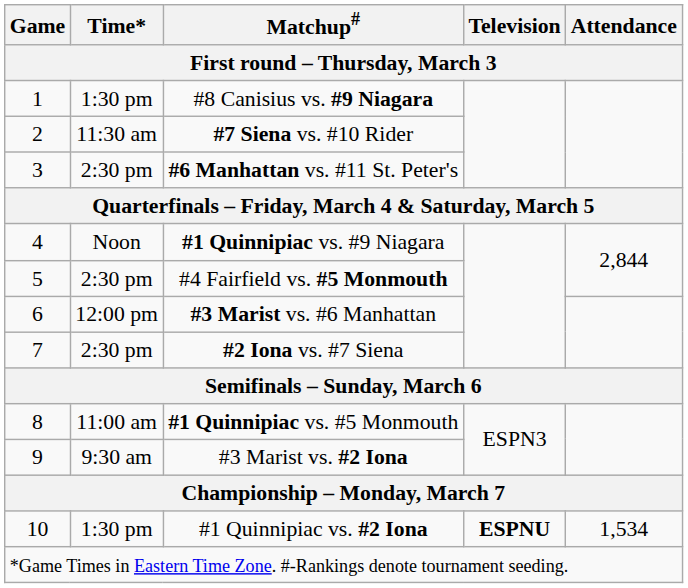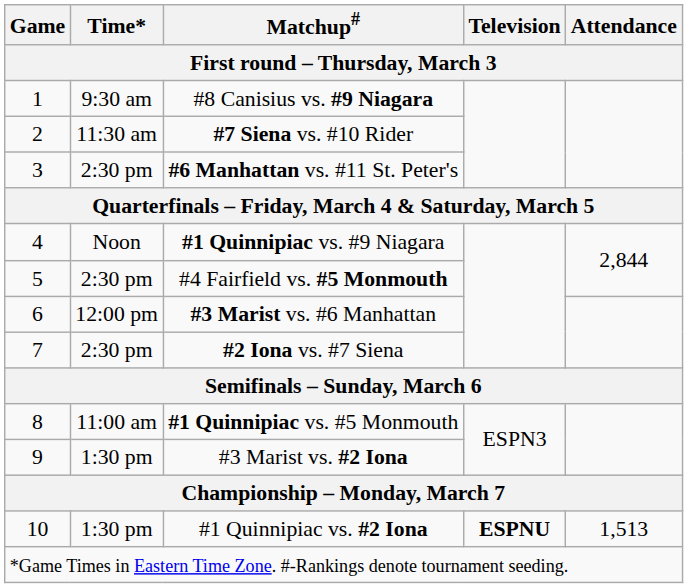(117, 98) 1:30 pm -> (117, 98) 9:30 am
(117, 457) 9:30 am -> (117, 457) 1:30 pm
(624, 528) 1,534 -> (624, 528) 1,513
